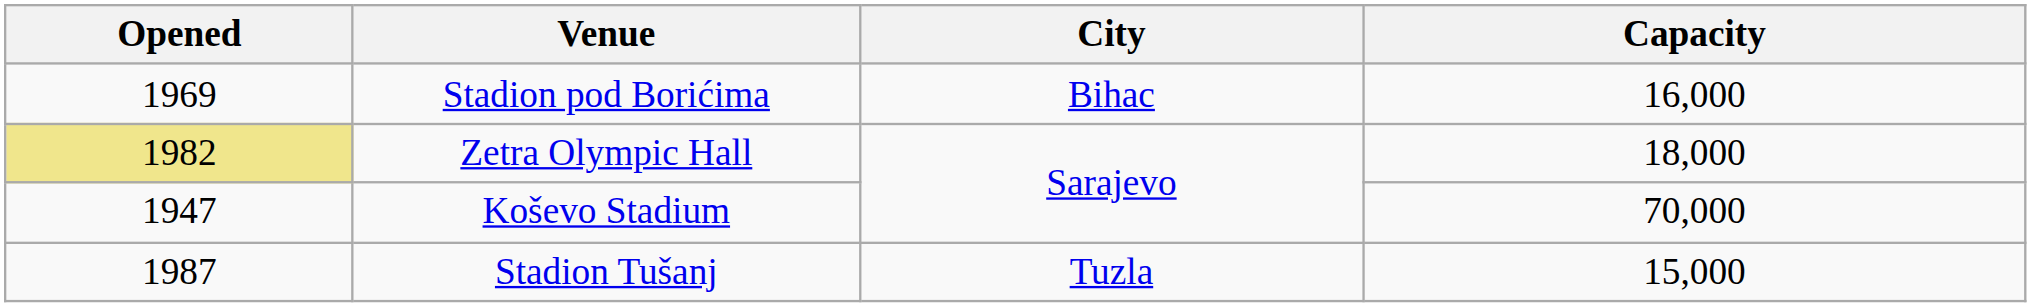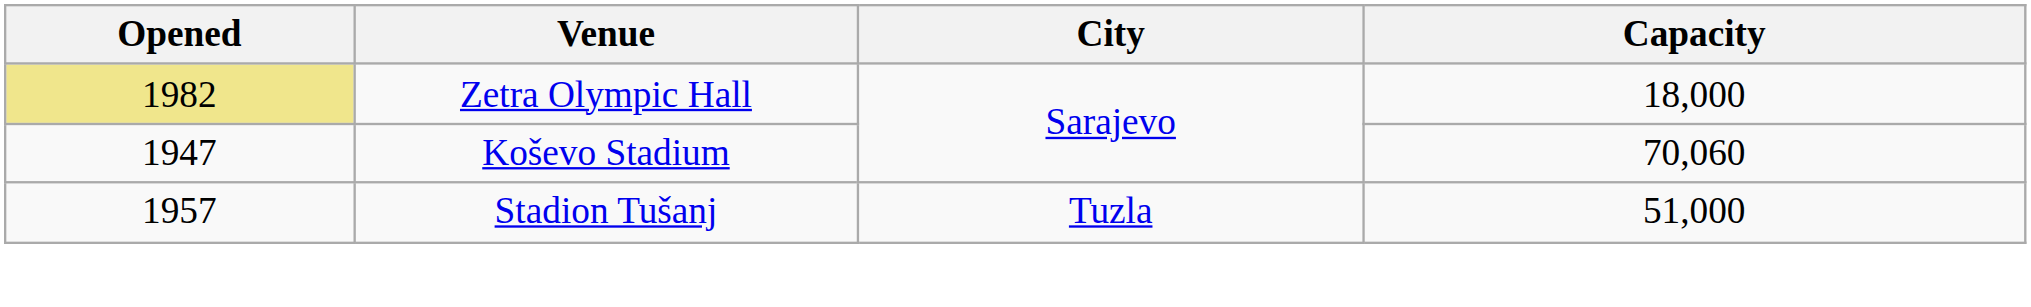- row: (606, 93)
(1694, 211) 70,000 -> (1694, 152) 70,060
(179, 270) 1987 -> (179, 211) 1957
(1694, 270) 15,000 -> (1694, 211) 51,000
